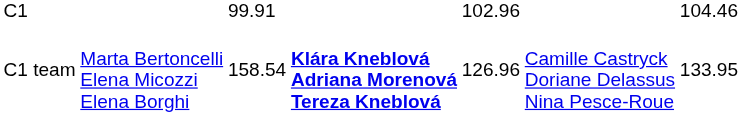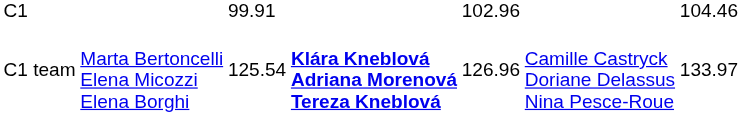(257, 69) 158.54 -> (257, 69) 125.54
(709, 69) 133.95 -> (709, 69) 133.97
